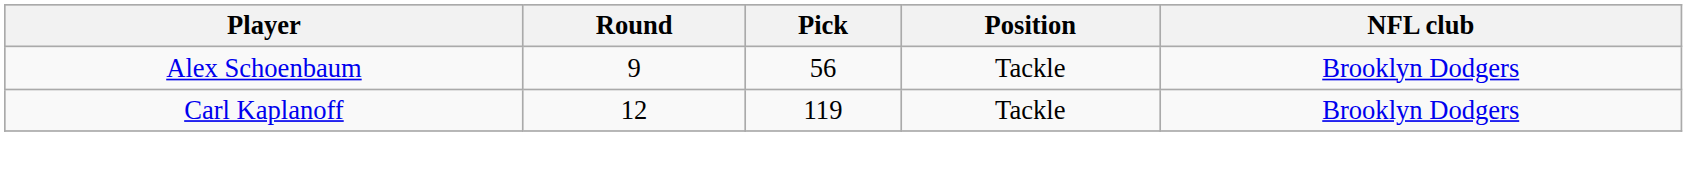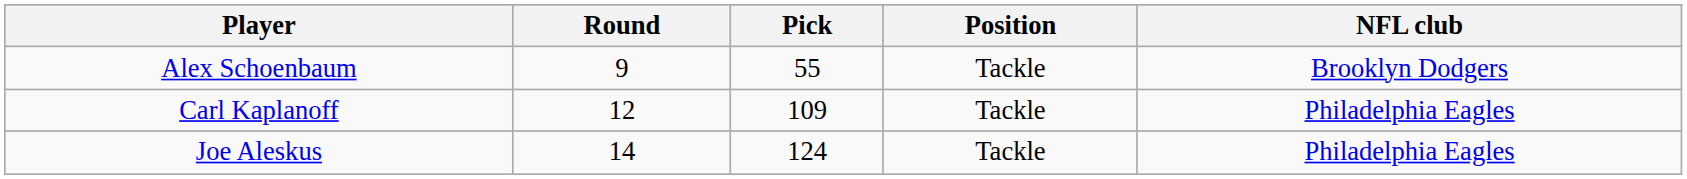(823, 67) 56 -> (807, 67) 55
(823, 109) 119 -> (807, 109) 109
(1421, 109) Brooklyn Dodgers -> (1410, 109) Philadelphia Eagles
+ row: (259, 151)
